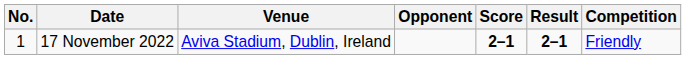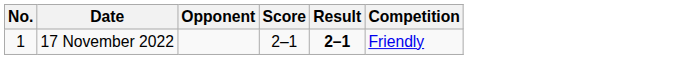- column: (286, 16)
(501, 41) bold -> (284, 41) normal
